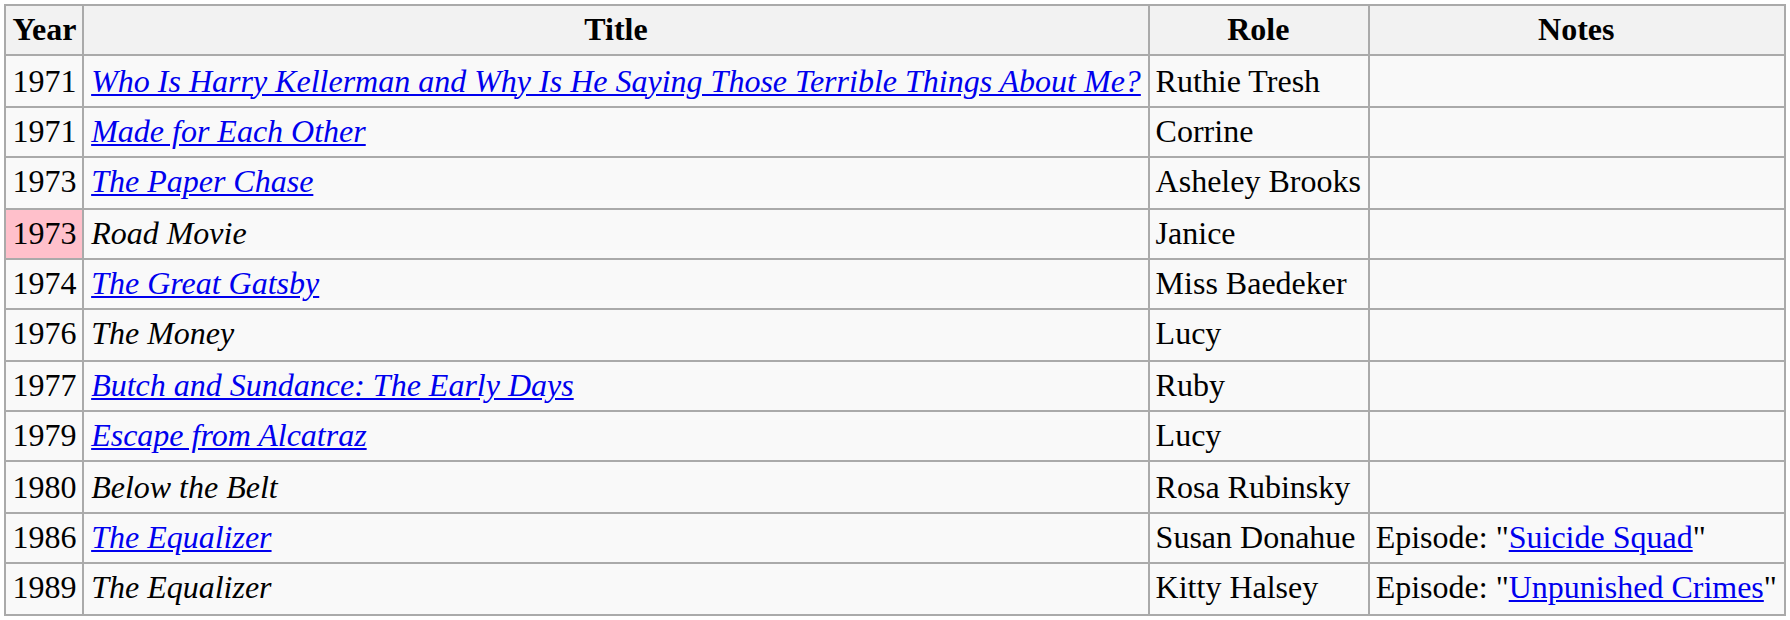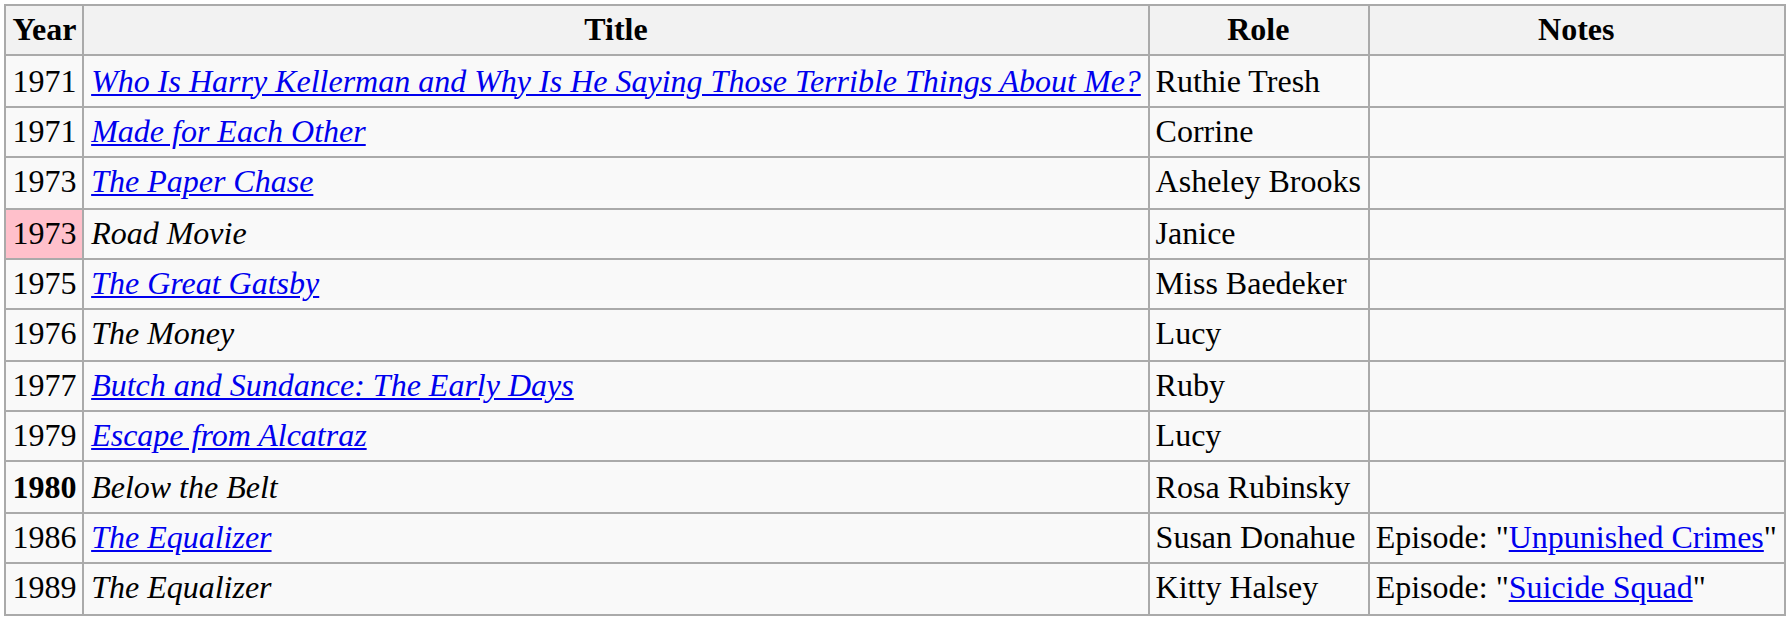(44, 283) 1974 -> (44, 283) 1975
(44, 486) normal -> (44, 486) bold
(1541, 537) Episode: "Suicide Squad" -> (1576, 537) Episode: "Unpunished Crimes"
(1576, 588) Episode: "Unpunished Crimes" -> (1541, 588) Episode: "Suicide Squad"
